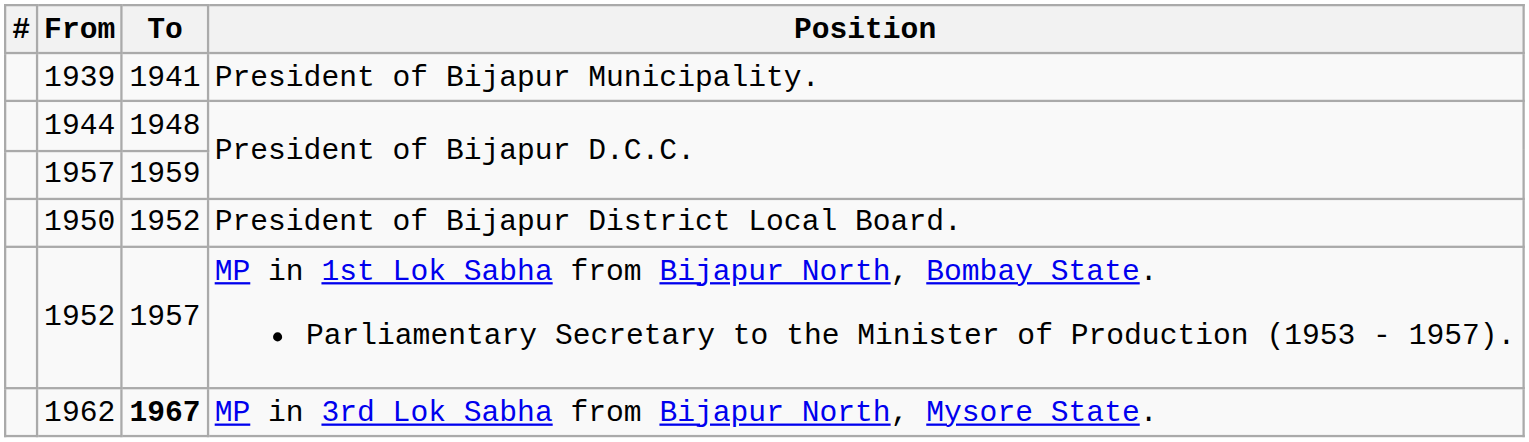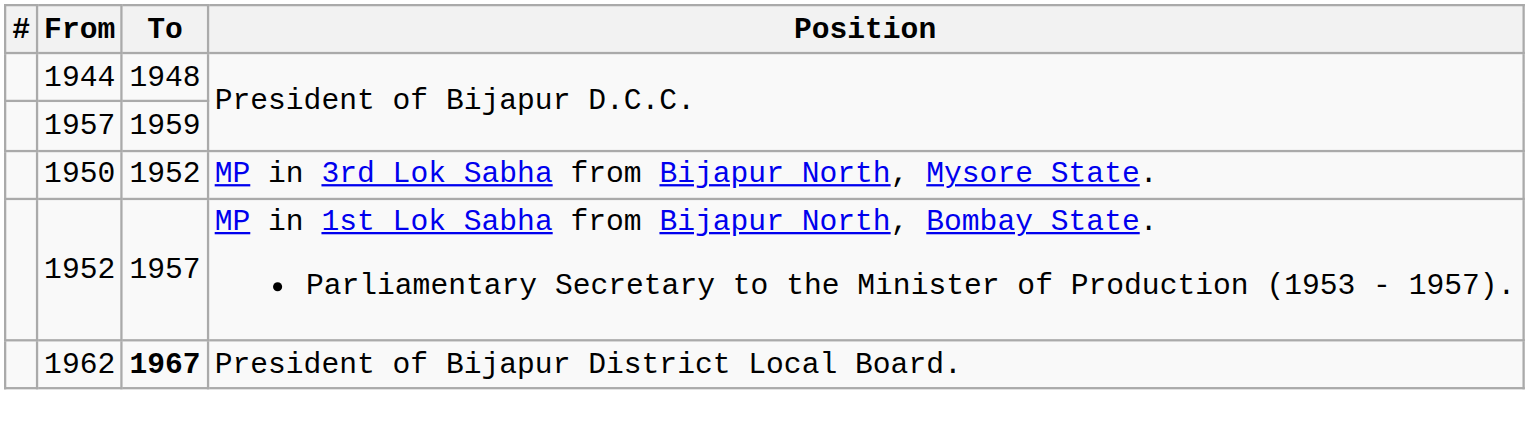- row: (80, 78)
(588, 223) President of Bijapur District Local Board. -> (686, 174) MP in 3rd Lok Sabha from Bijapur North, Mysore State.
(686, 413) MP in 3rd Lok Sabha from Bijapur North, Mysore State. -> (588, 364) President of Bijapur District Local Board.
